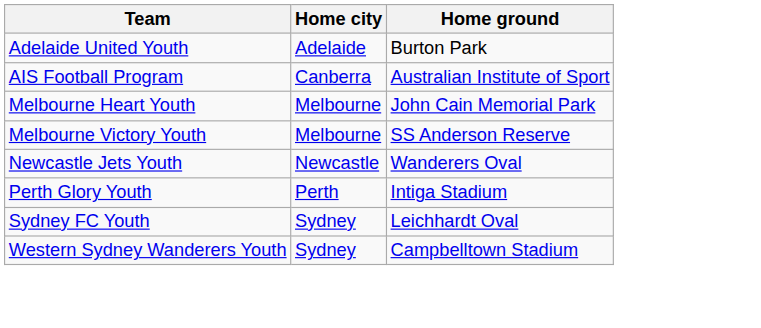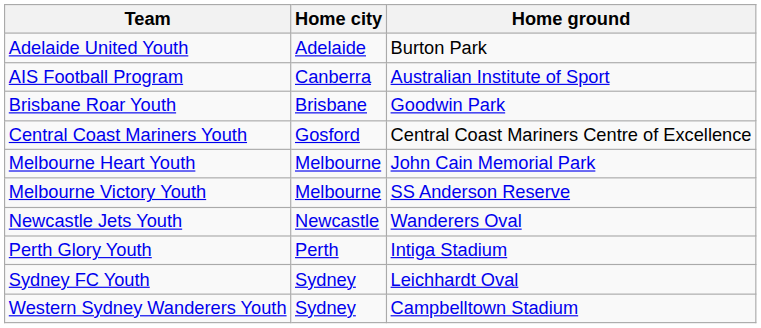+ row: (92, 105)
+ row: (128, 134)
